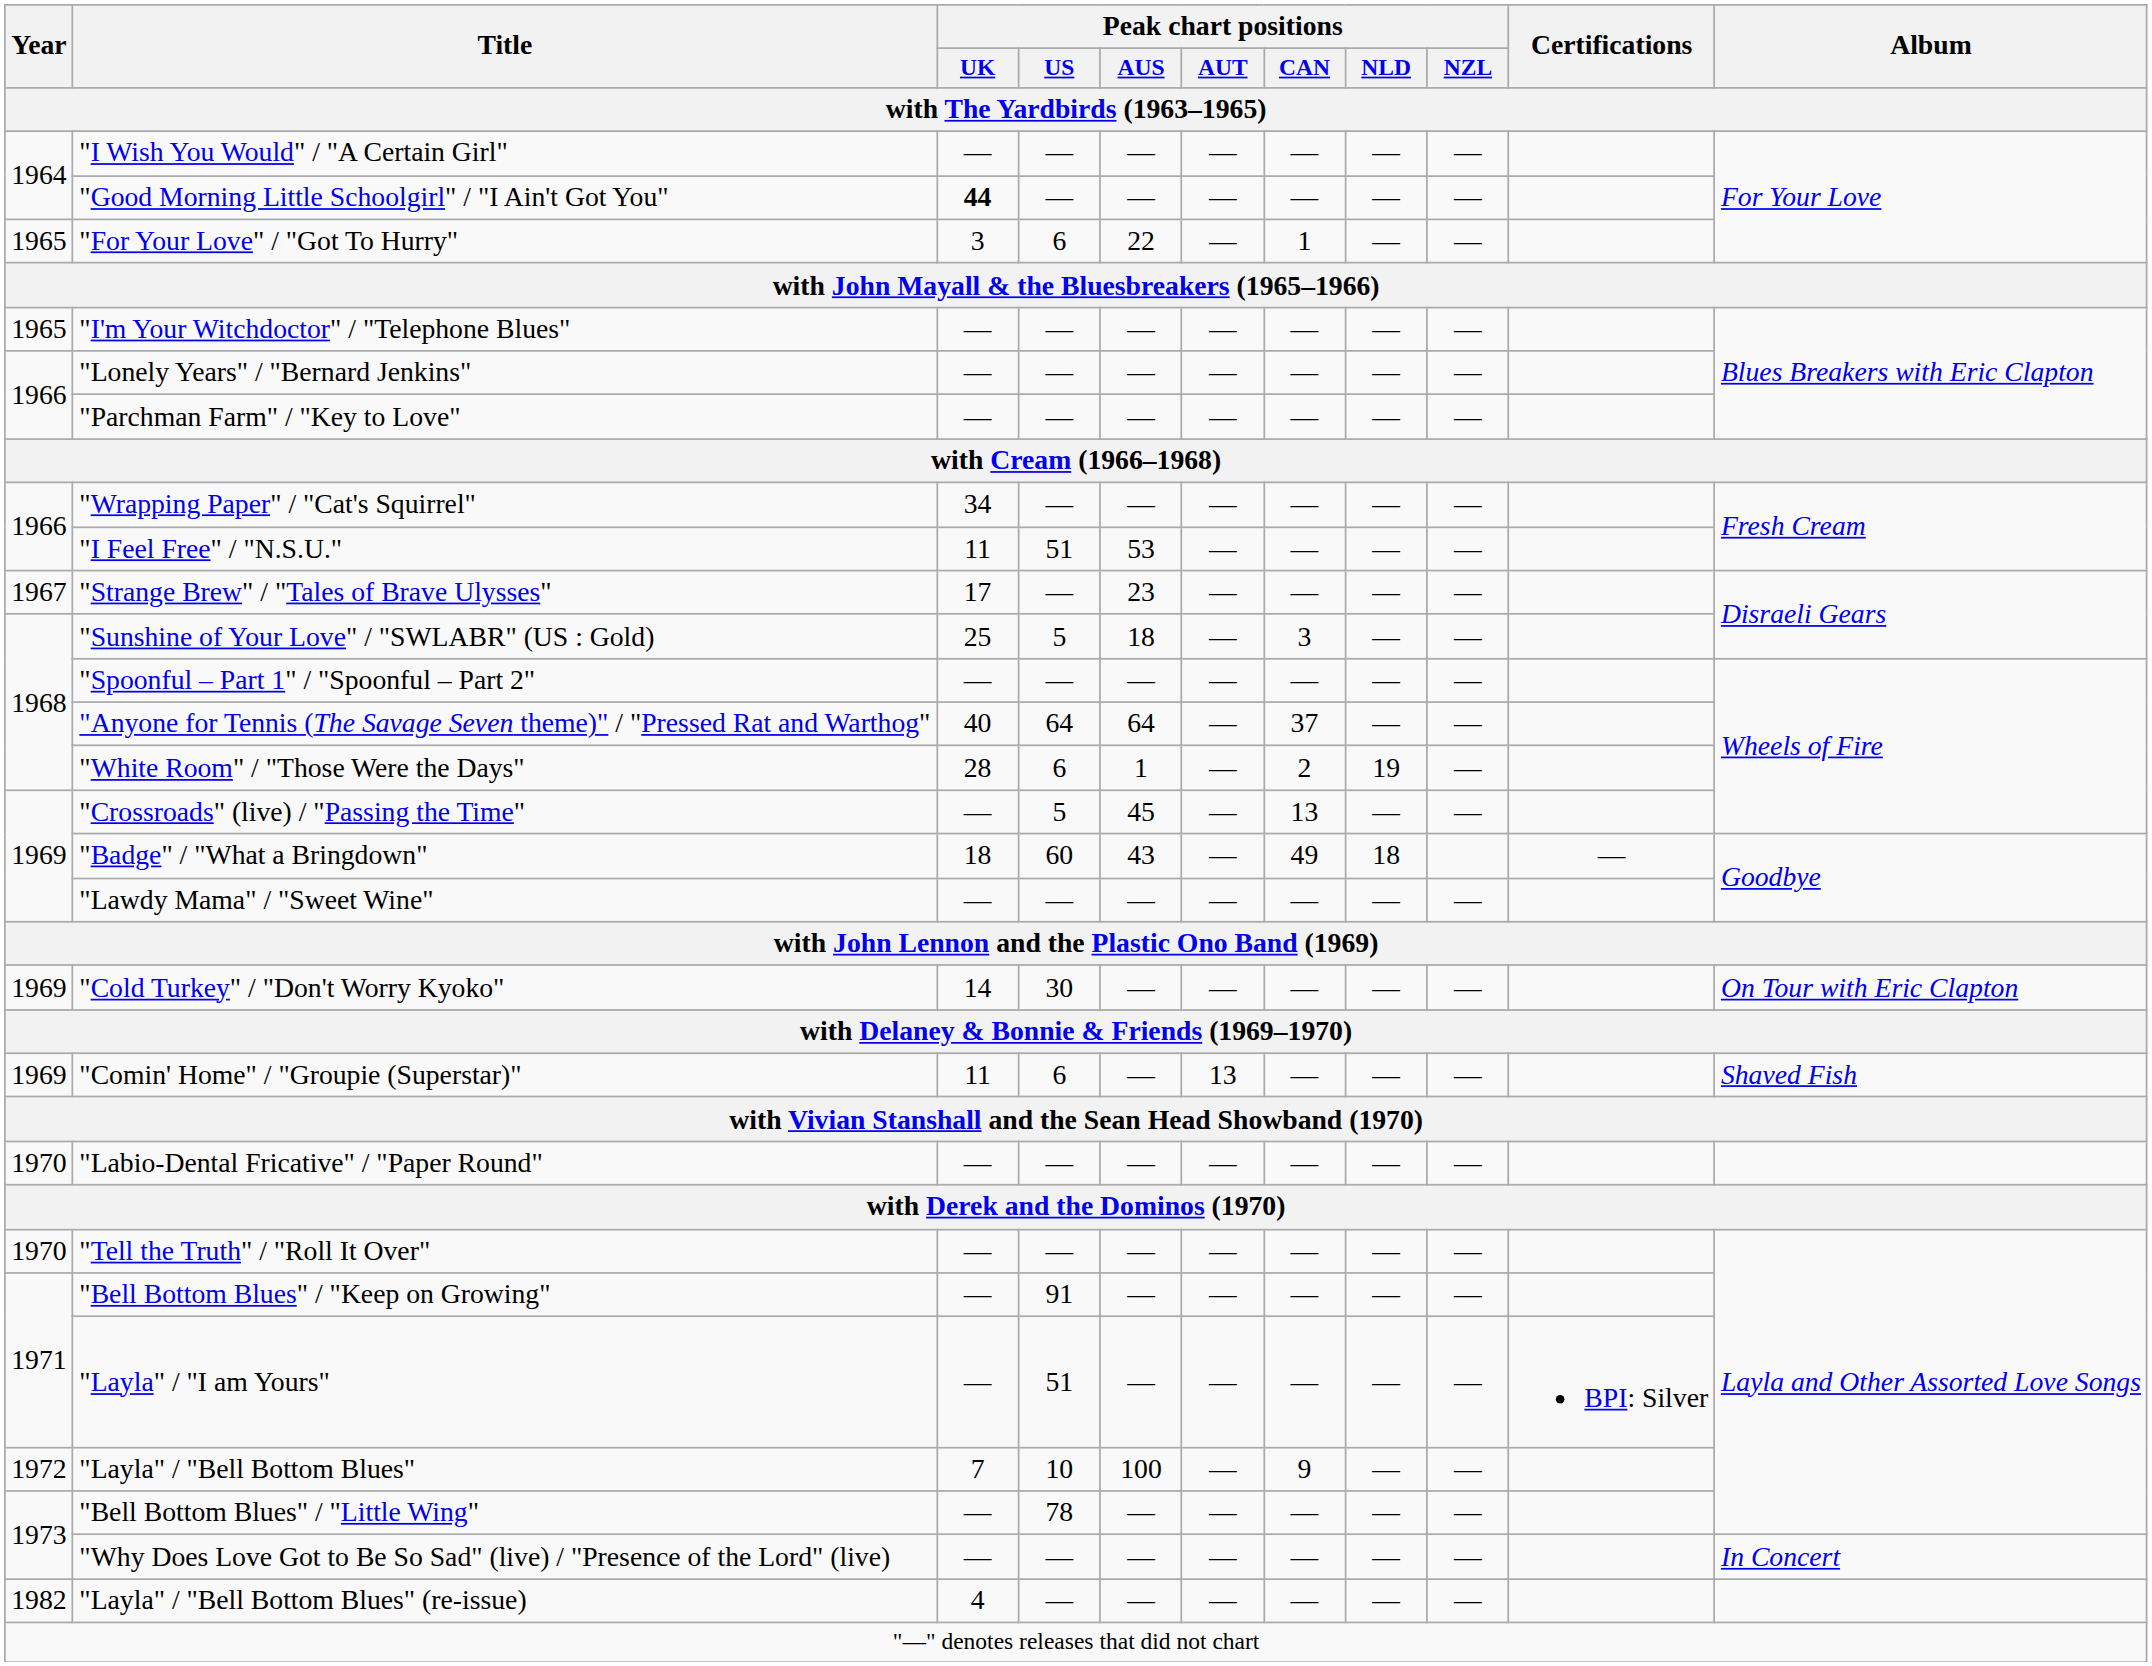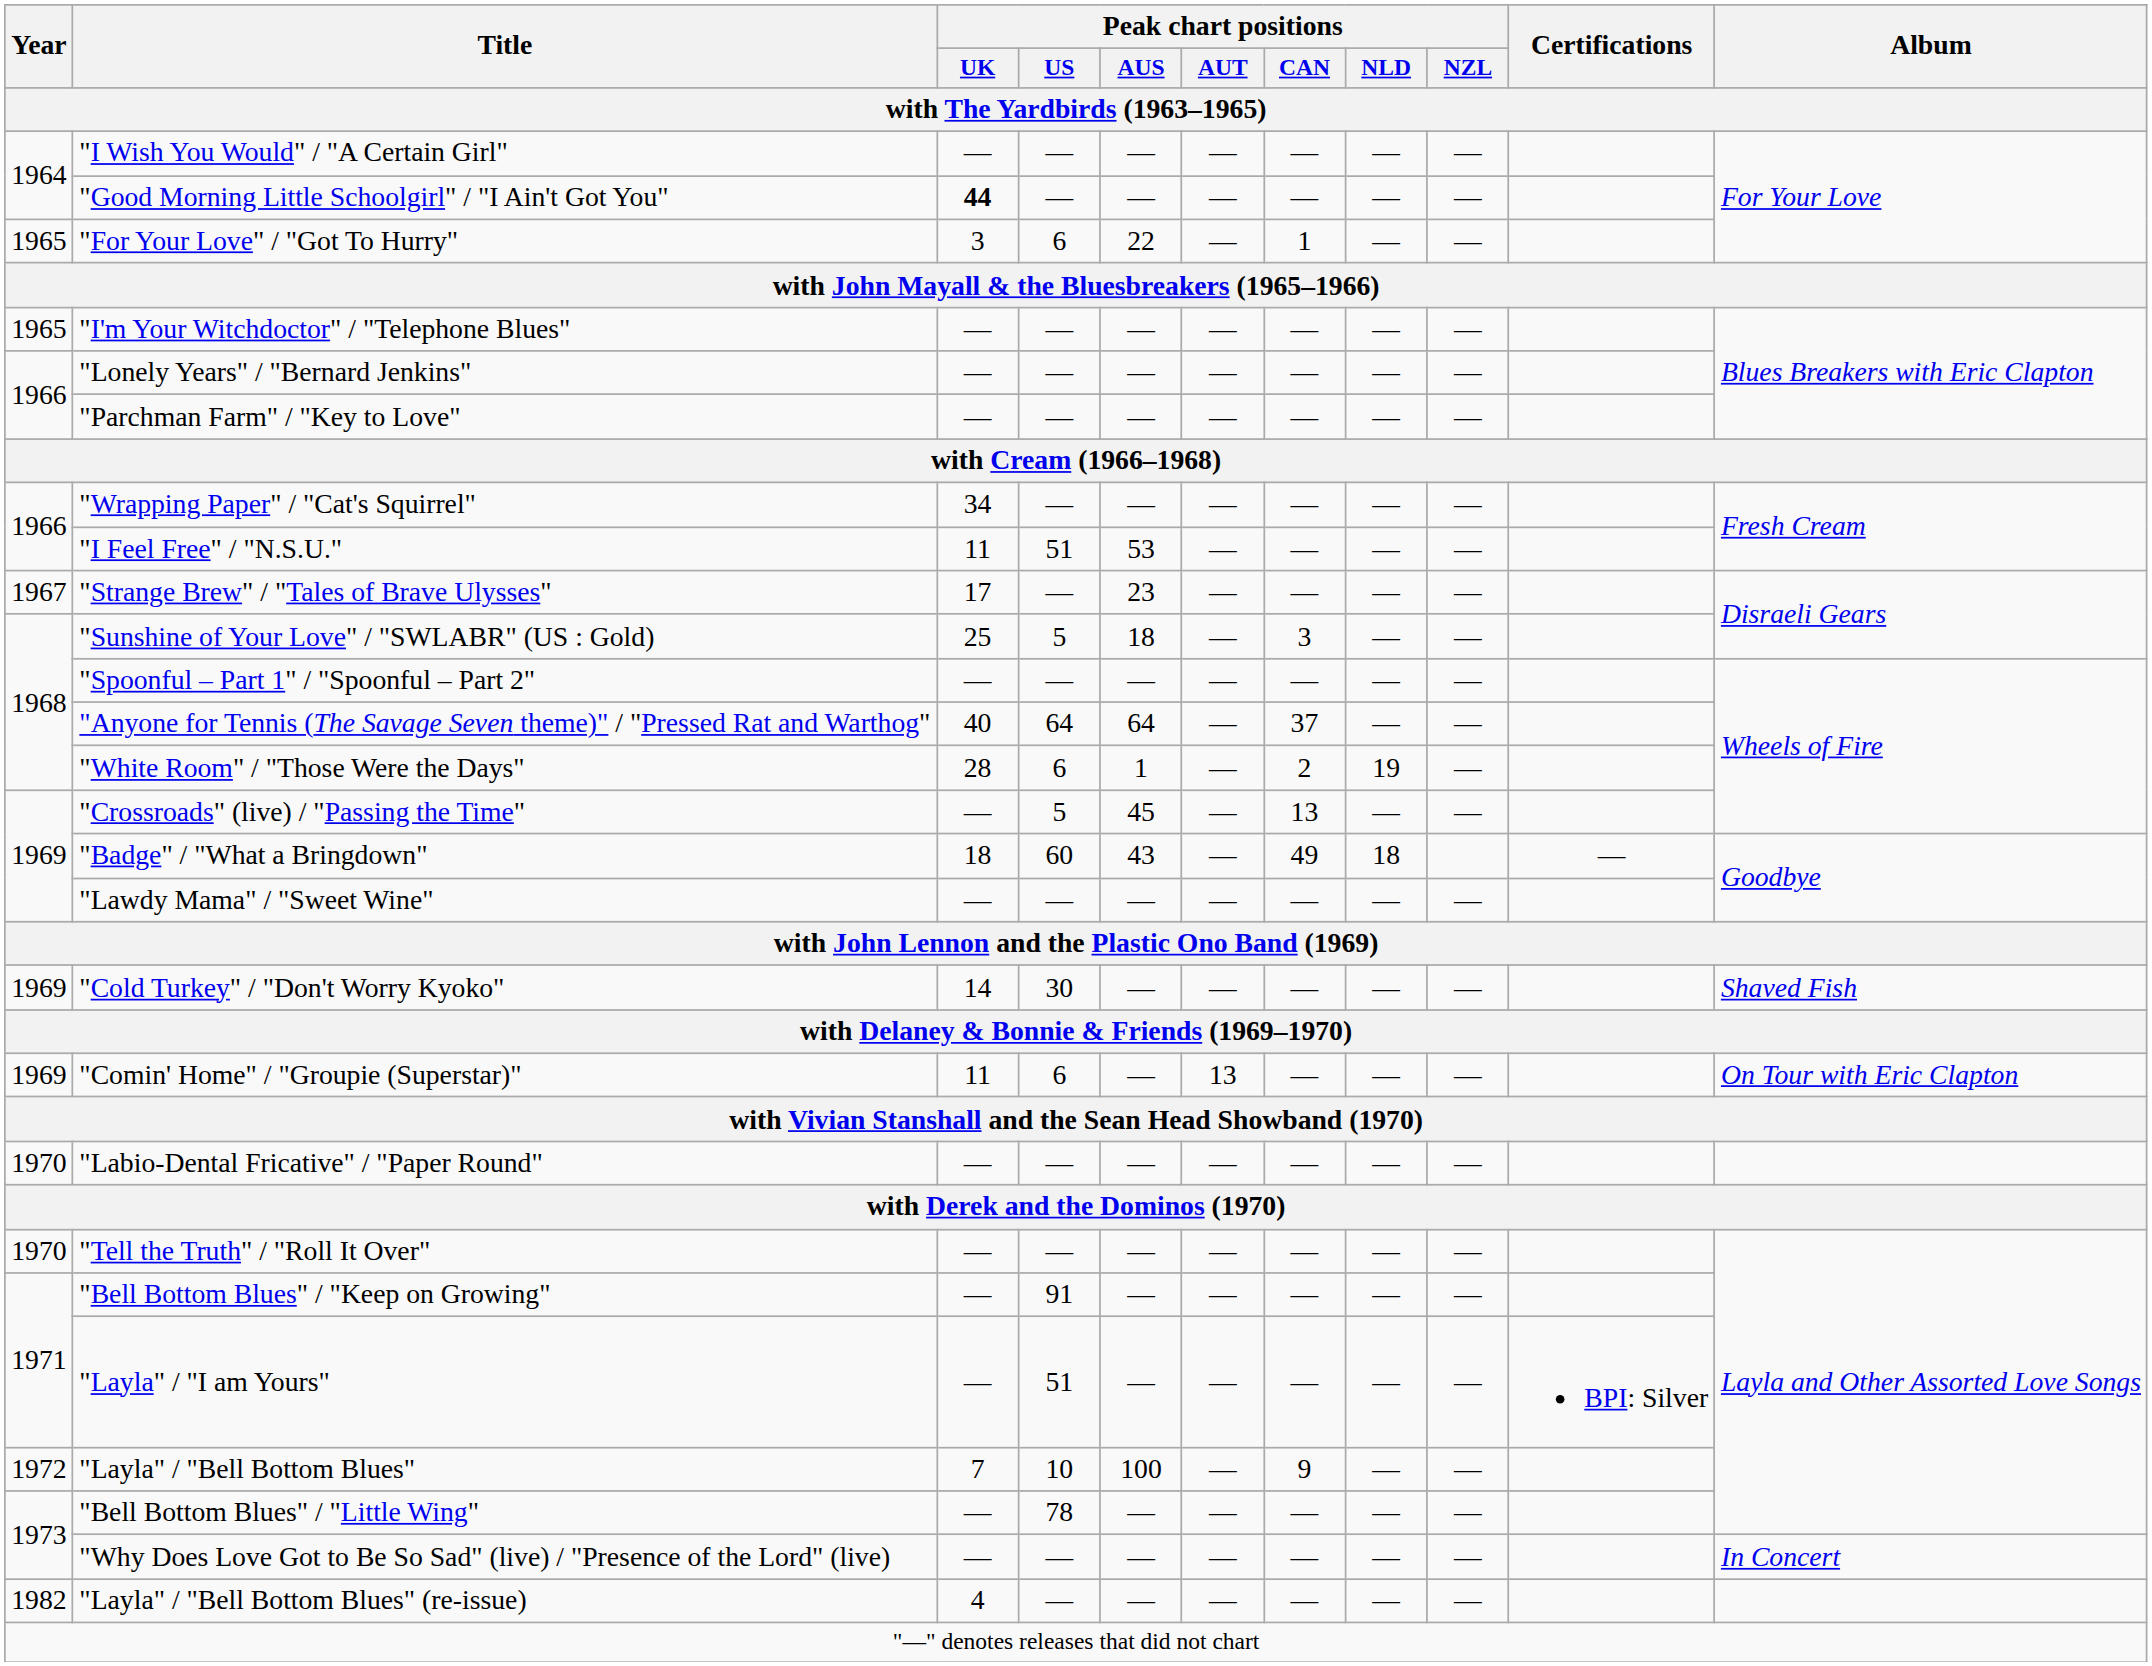(1870, 987) On Tour with Eric Clapton -> (1789, 987) Shaved Fish
(1789, 1074) Shaved Fish -> (1870, 1074) On Tour with Eric Clapton
